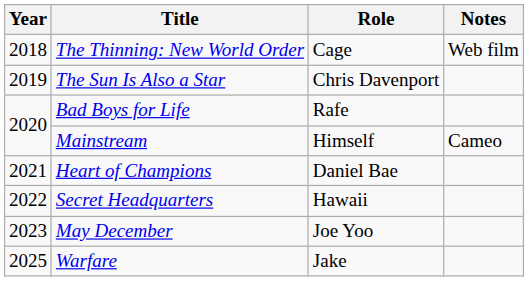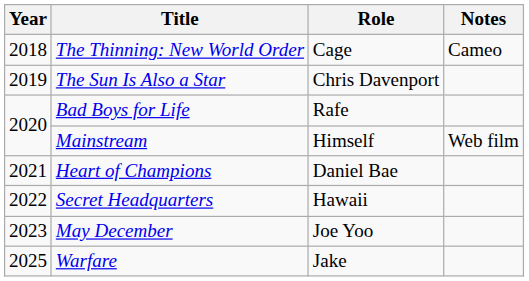(483, 49) Web film -> (475, 49) Cameo
(475, 140) Cameo -> (483, 140) Web film
